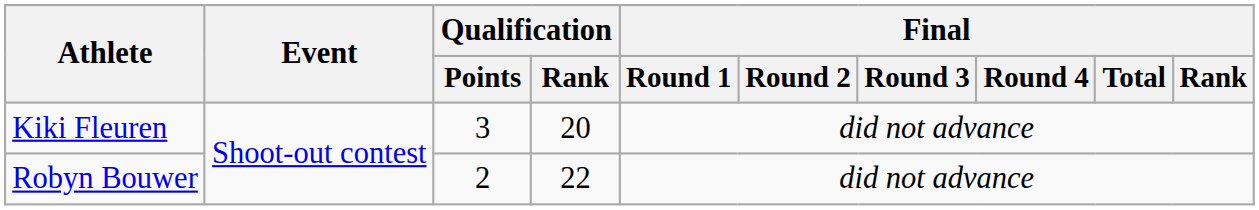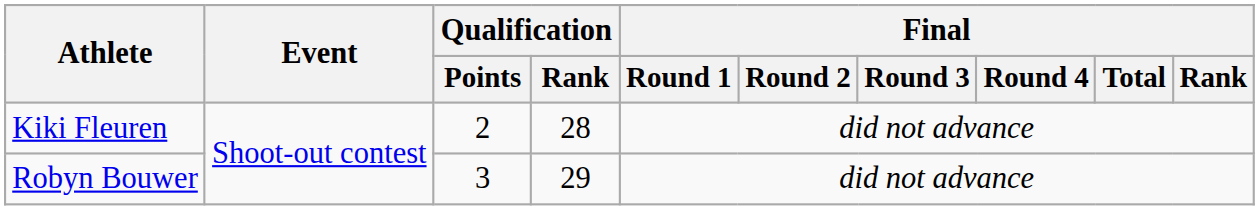(483, 128) 3 -> (483, 128) 2
(575, 128) 20 -> (575, 128) 28
(483, 178) 2 -> (483, 178) 3
(575, 178) 22 -> (575, 178) 29
